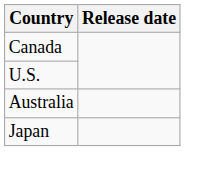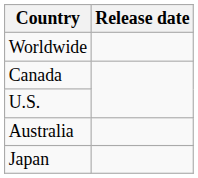+ row: (48, 46)
